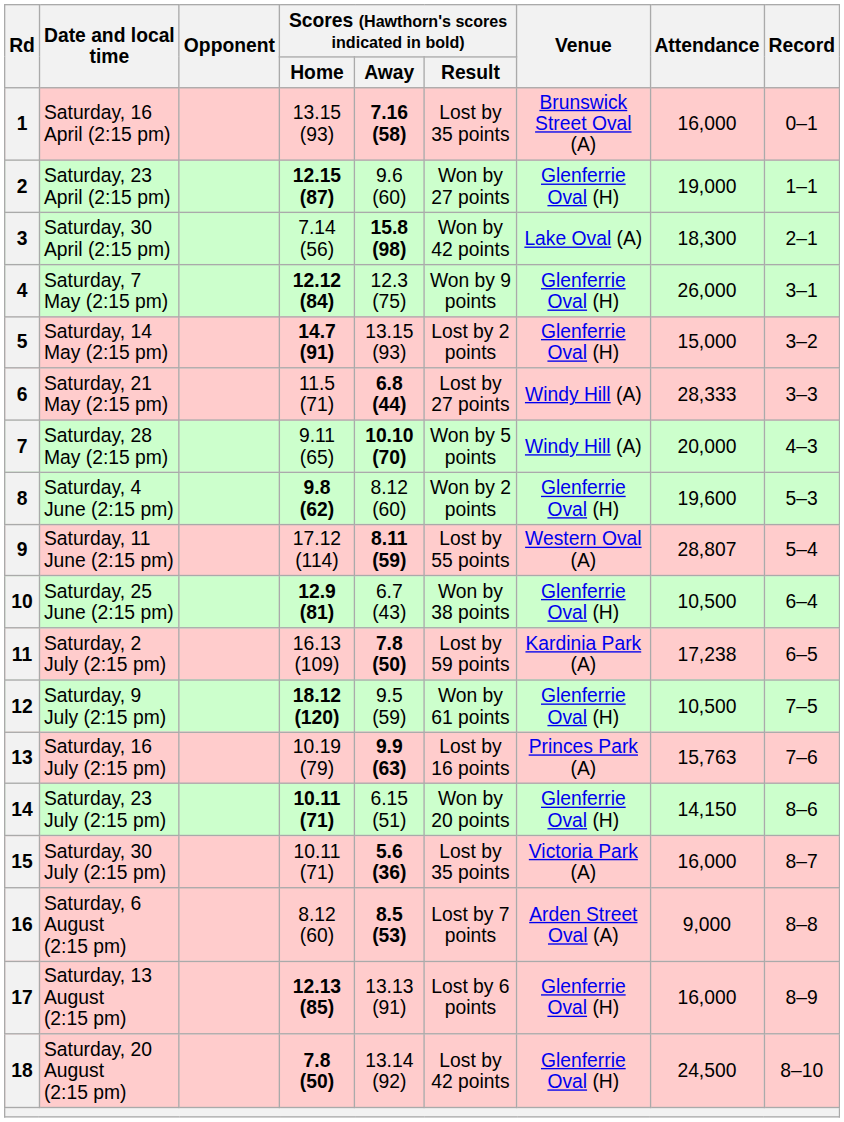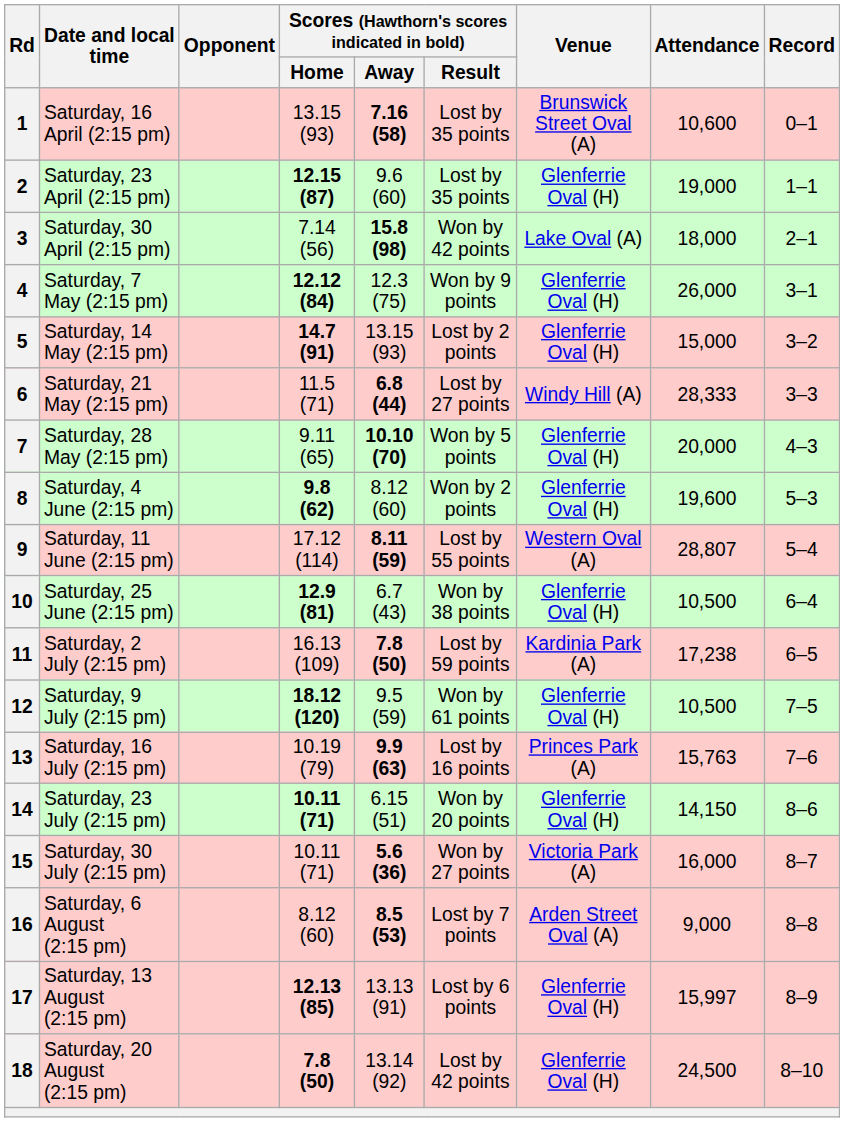(707, 124) 16,000 -> (707, 124) 10,600
(470, 187) Won by 27 points -> (470, 187) Lost by 35 points
(707, 239) 18,300 -> (707, 239) 18,000
(583, 446) Windy Hill (A) -> (583, 446) Glenferrie Oval (H)
(470, 862) Lost by 35 points -> (470, 862) Won by 27 points
(707, 998) 16,000 -> (707, 998) 15,997
